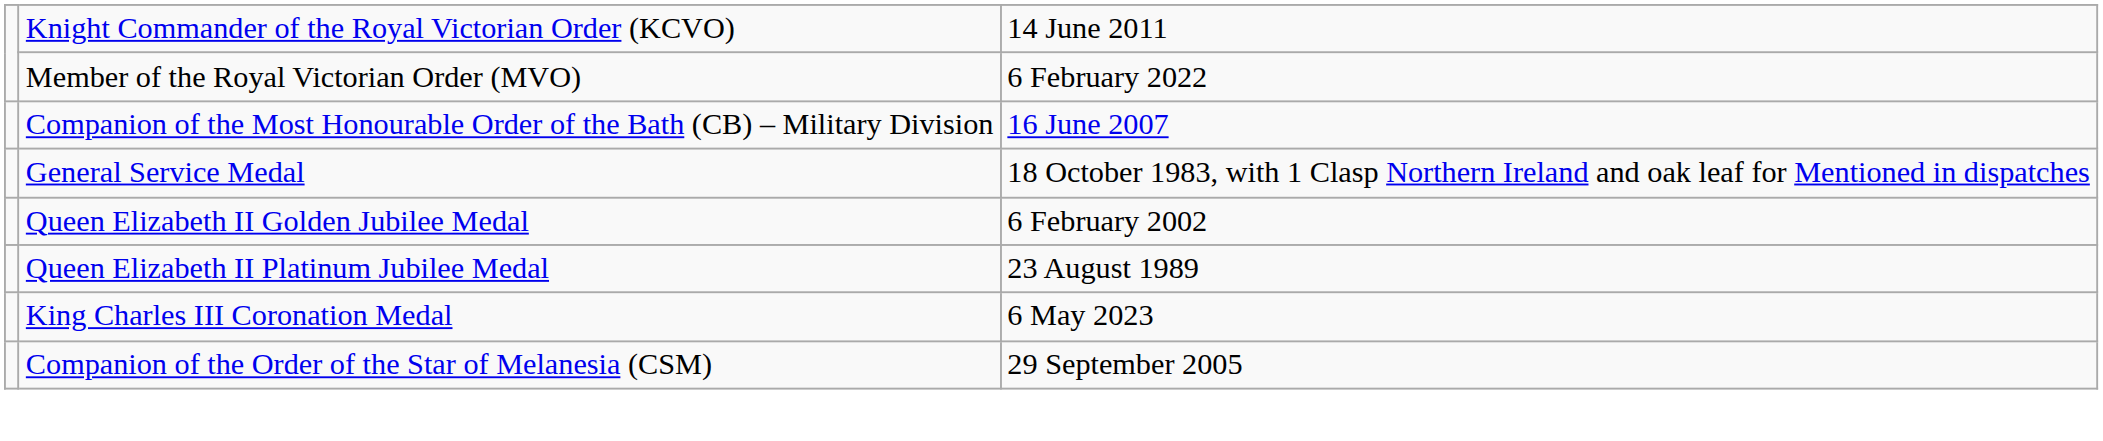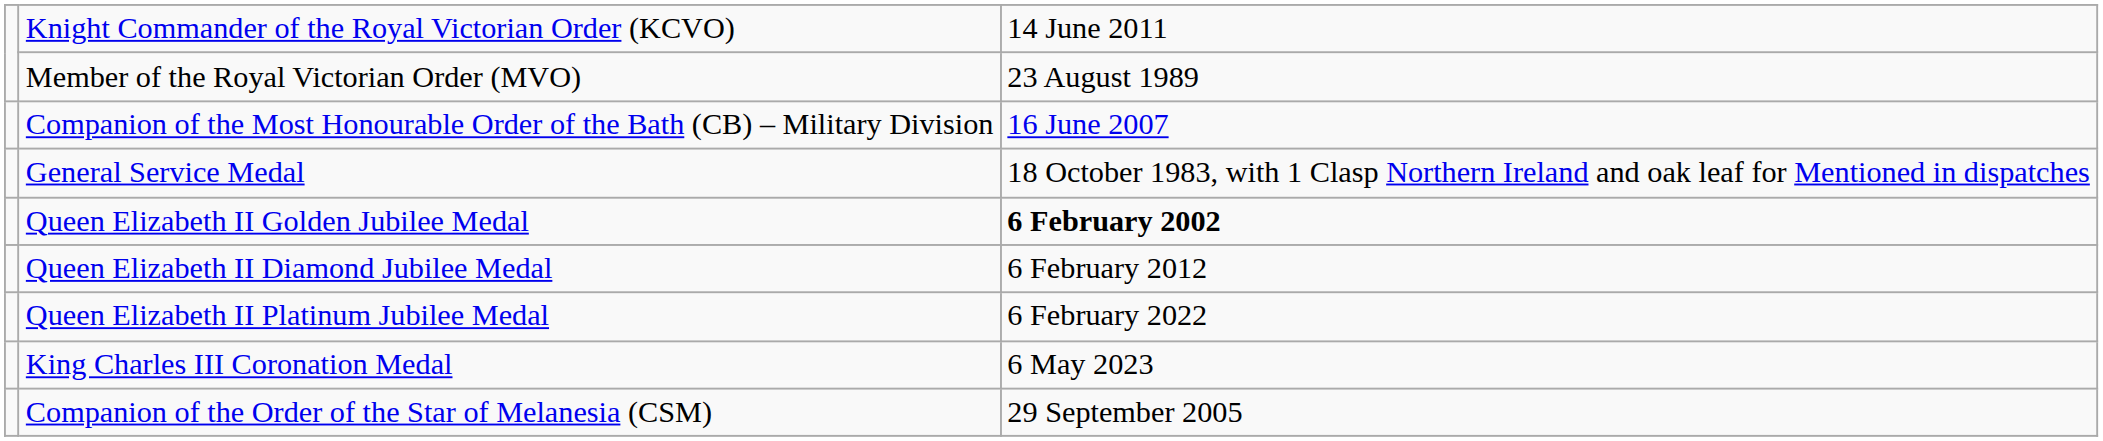(1107, 76) 6 February 2022 -> (1103, 76) 23 August 1989
(1107, 220) normal -> (1114, 220) bold
+ row: (289, 268)
(1103, 268) 23 August 1989 -> (1107, 316) 6 February 2022
